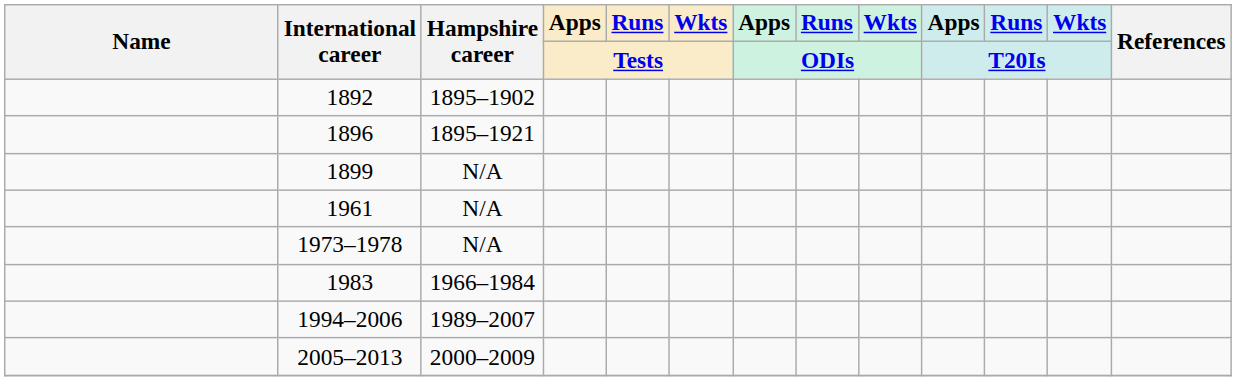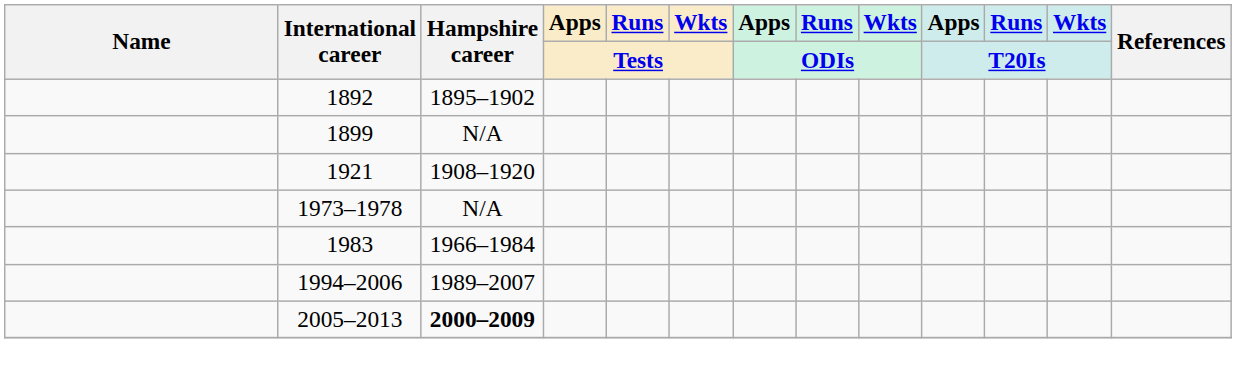- row: (350, 134)
+ row: (350, 171)
- row: (350, 208)
(482, 356) normal -> (482, 319) bold
